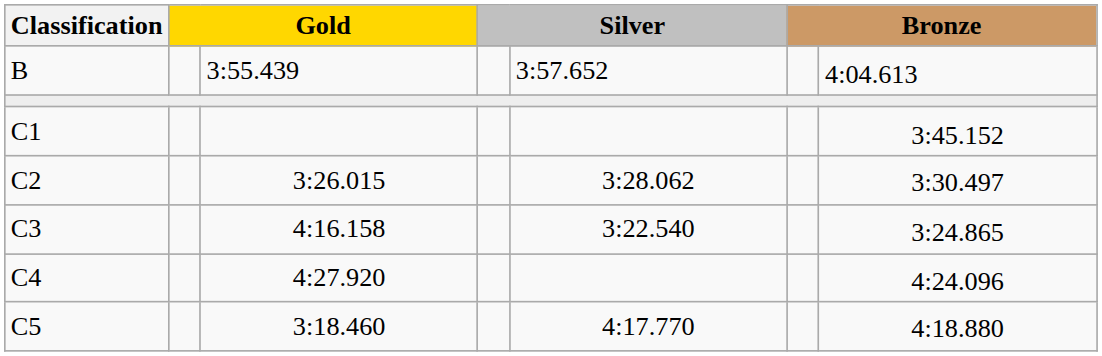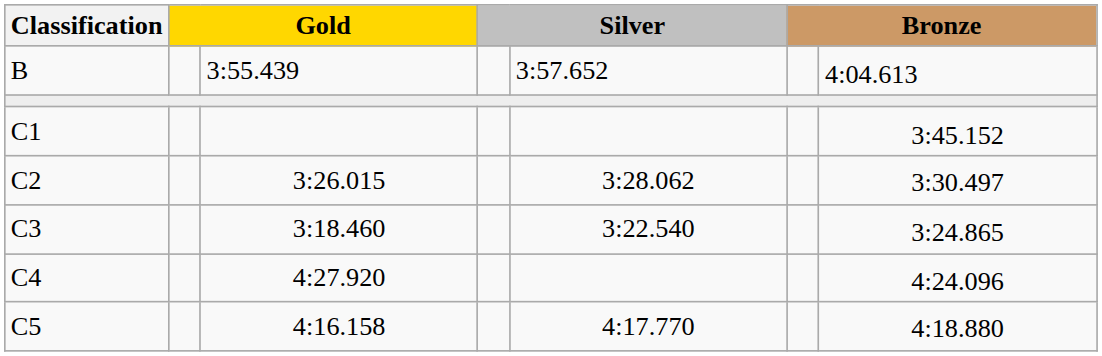(339, 228) 4:16.158 -> (339, 228) 3:18.460
(339, 326) 3:18.460 -> (339, 326) 4:16.158
